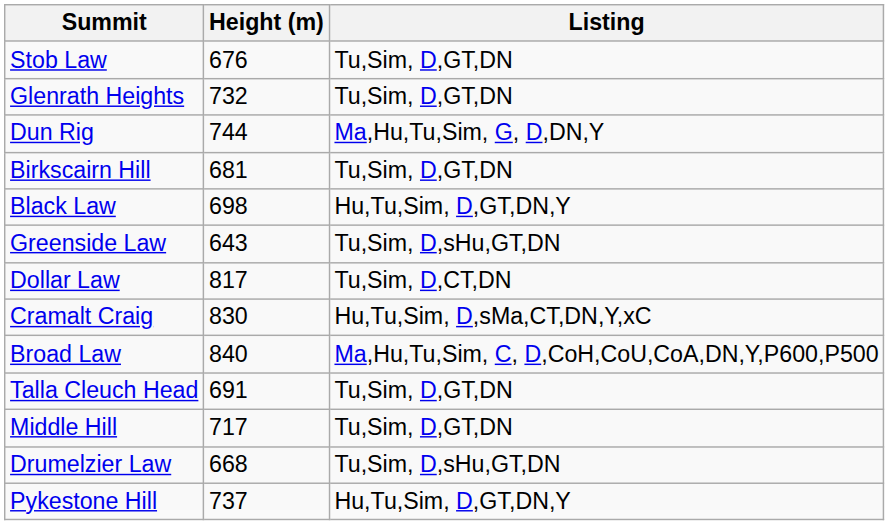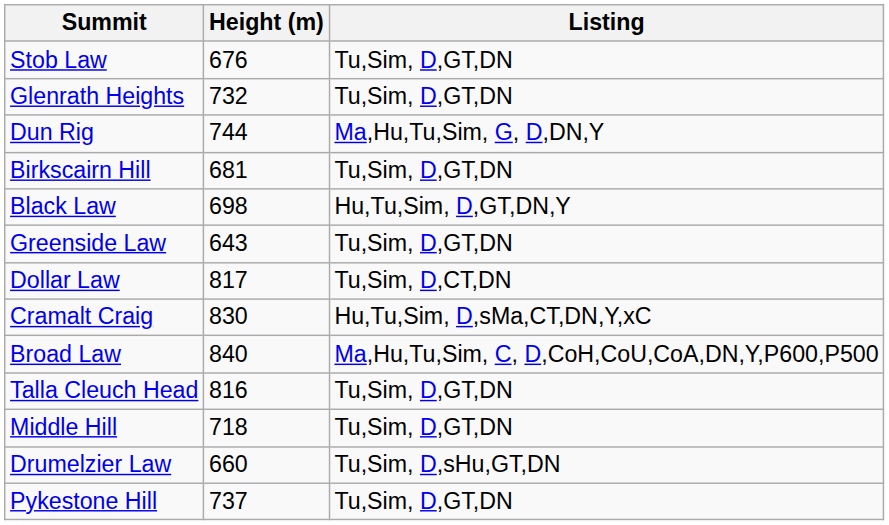(447, 243) Tu,Sim, D,sHu,GT,DN -> (424, 243) Tu,Sim, D,GT,DN
(228, 390) 691 -> (228, 390) 816
(228, 427) 717 -> (228, 427) 718
(228, 464) 668 -> (228, 464) 660
(453, 501) Hu,Tu,Sim, D,GT,DN,Y -> (424, 501) Tu,Sim, D,GT,DN
